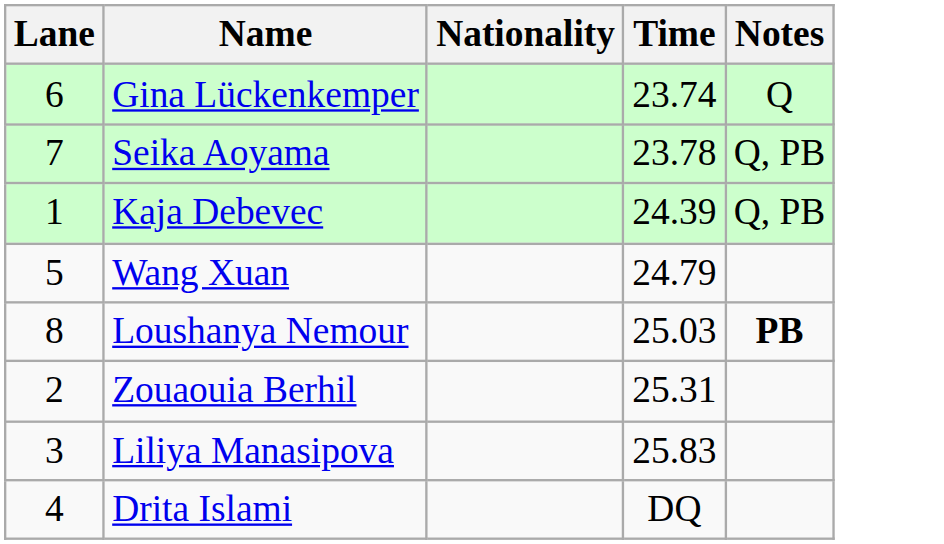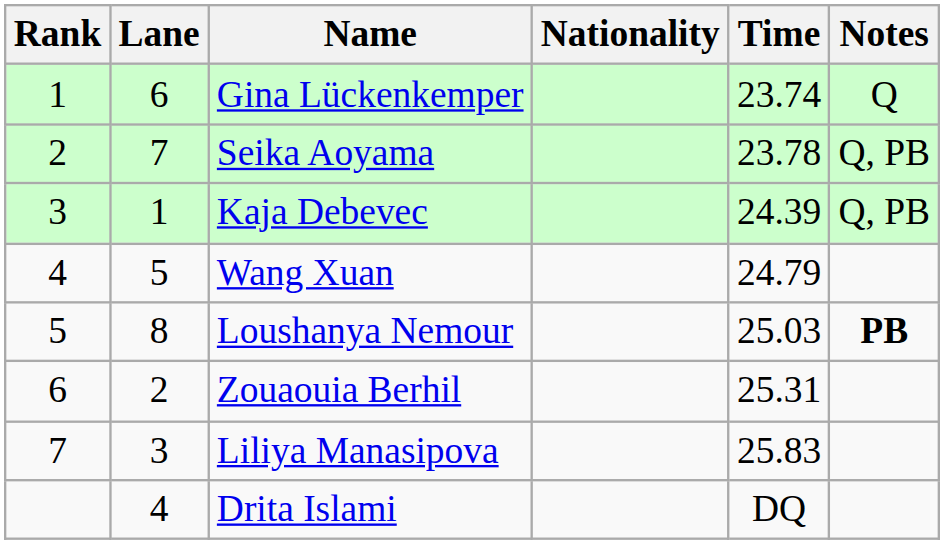+ column: (58, 34)
